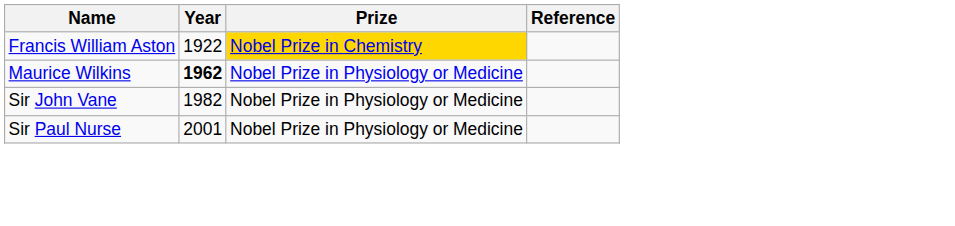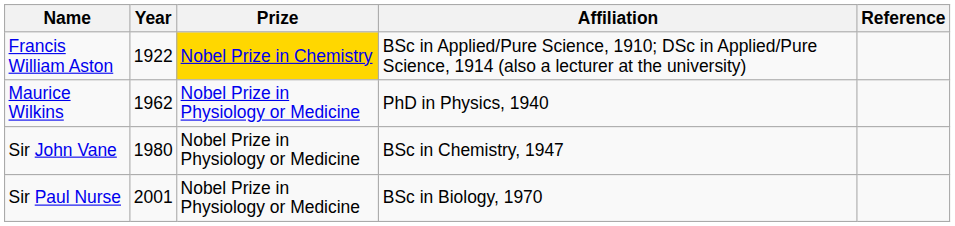+ column: (618, 18)
(203, 73) bold -> (153, 103) normal
(203, 101) 1982 -> (153, 150) 1980
